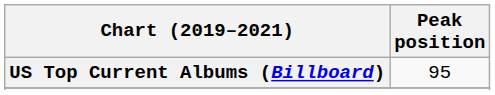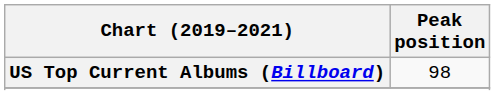(440, 73) 95 -> (440, 73) 98
